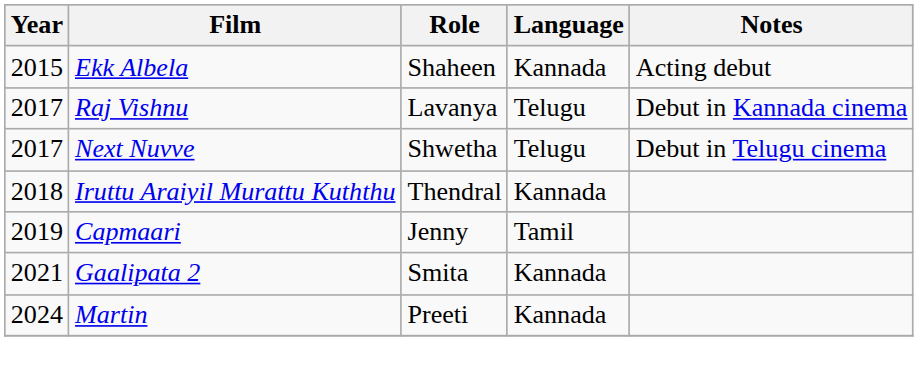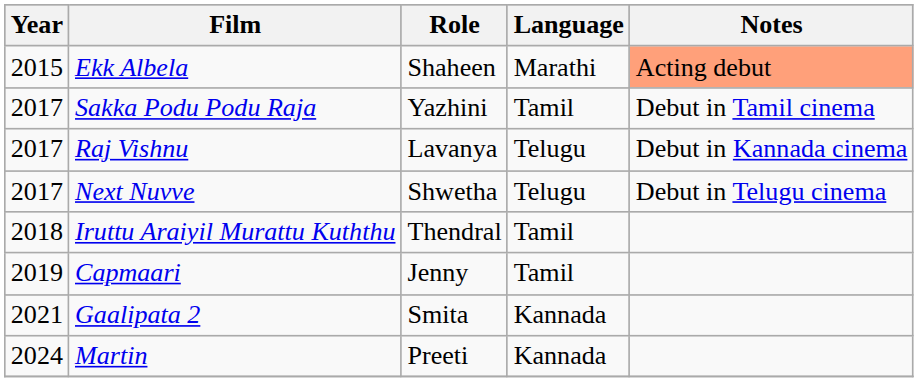(560, 66) Kannada -> (555, 66) Marathi
(704, 66) no background -> (704, 66) lightsalmon background
+ row: (196, 107)
(560, 190) Kannada -> (544, 231) Tamil
